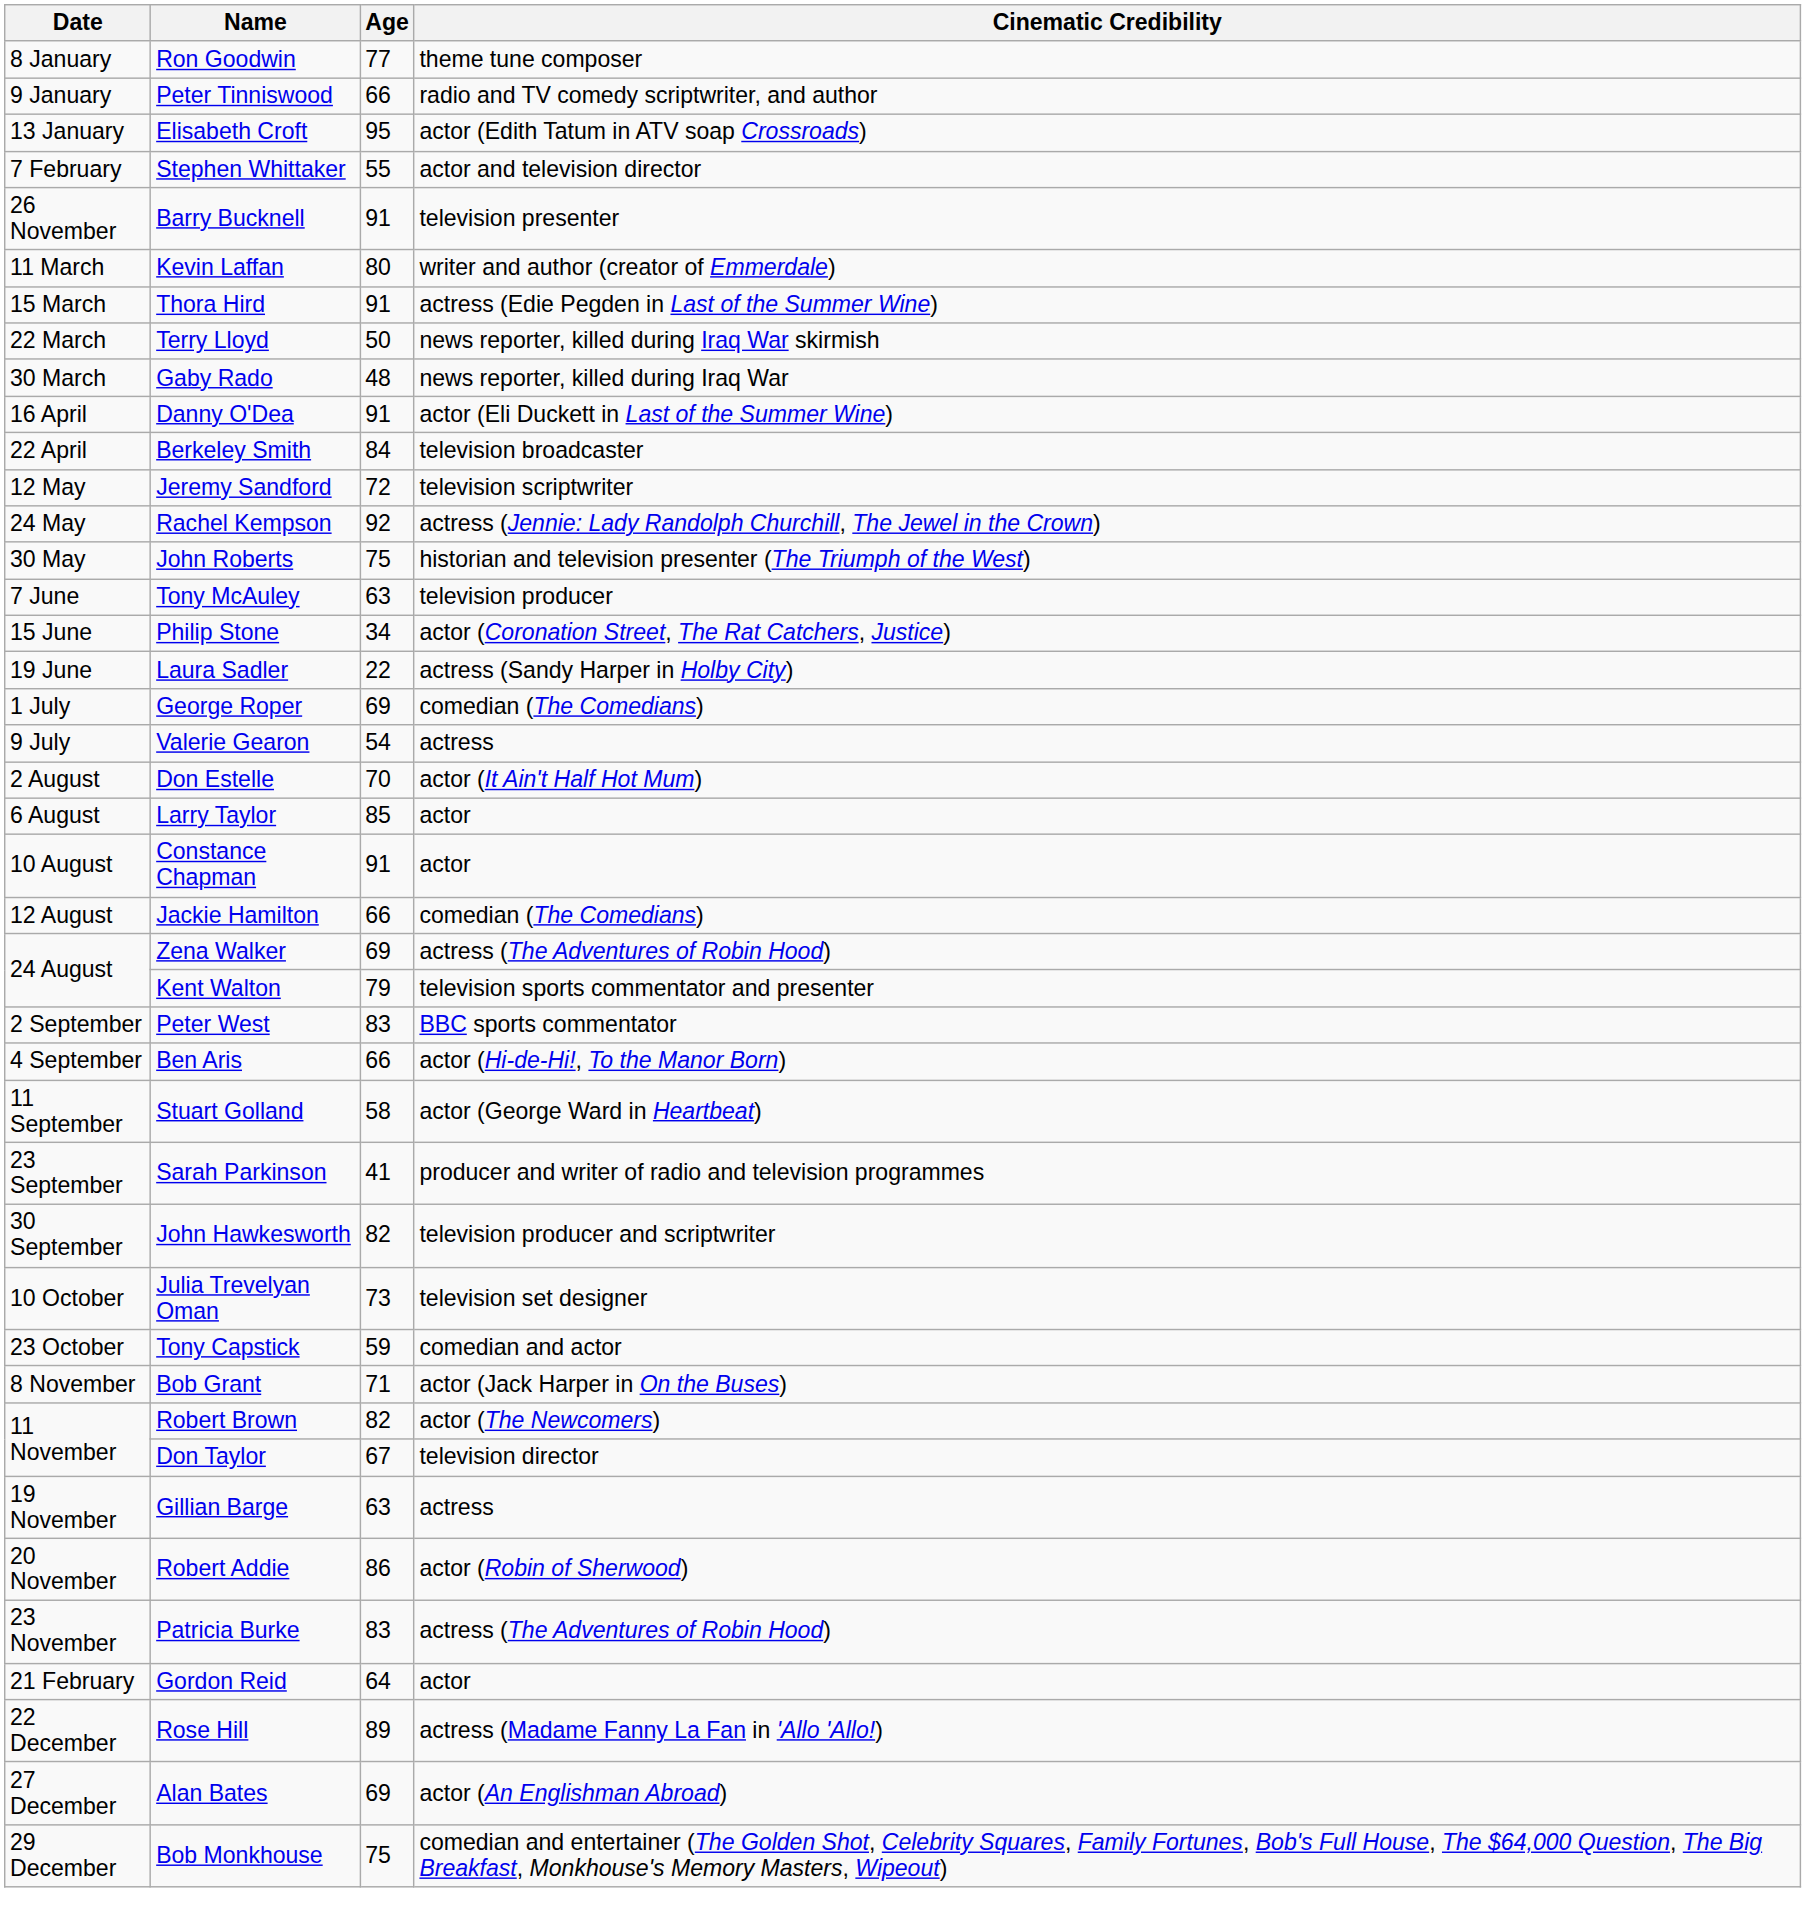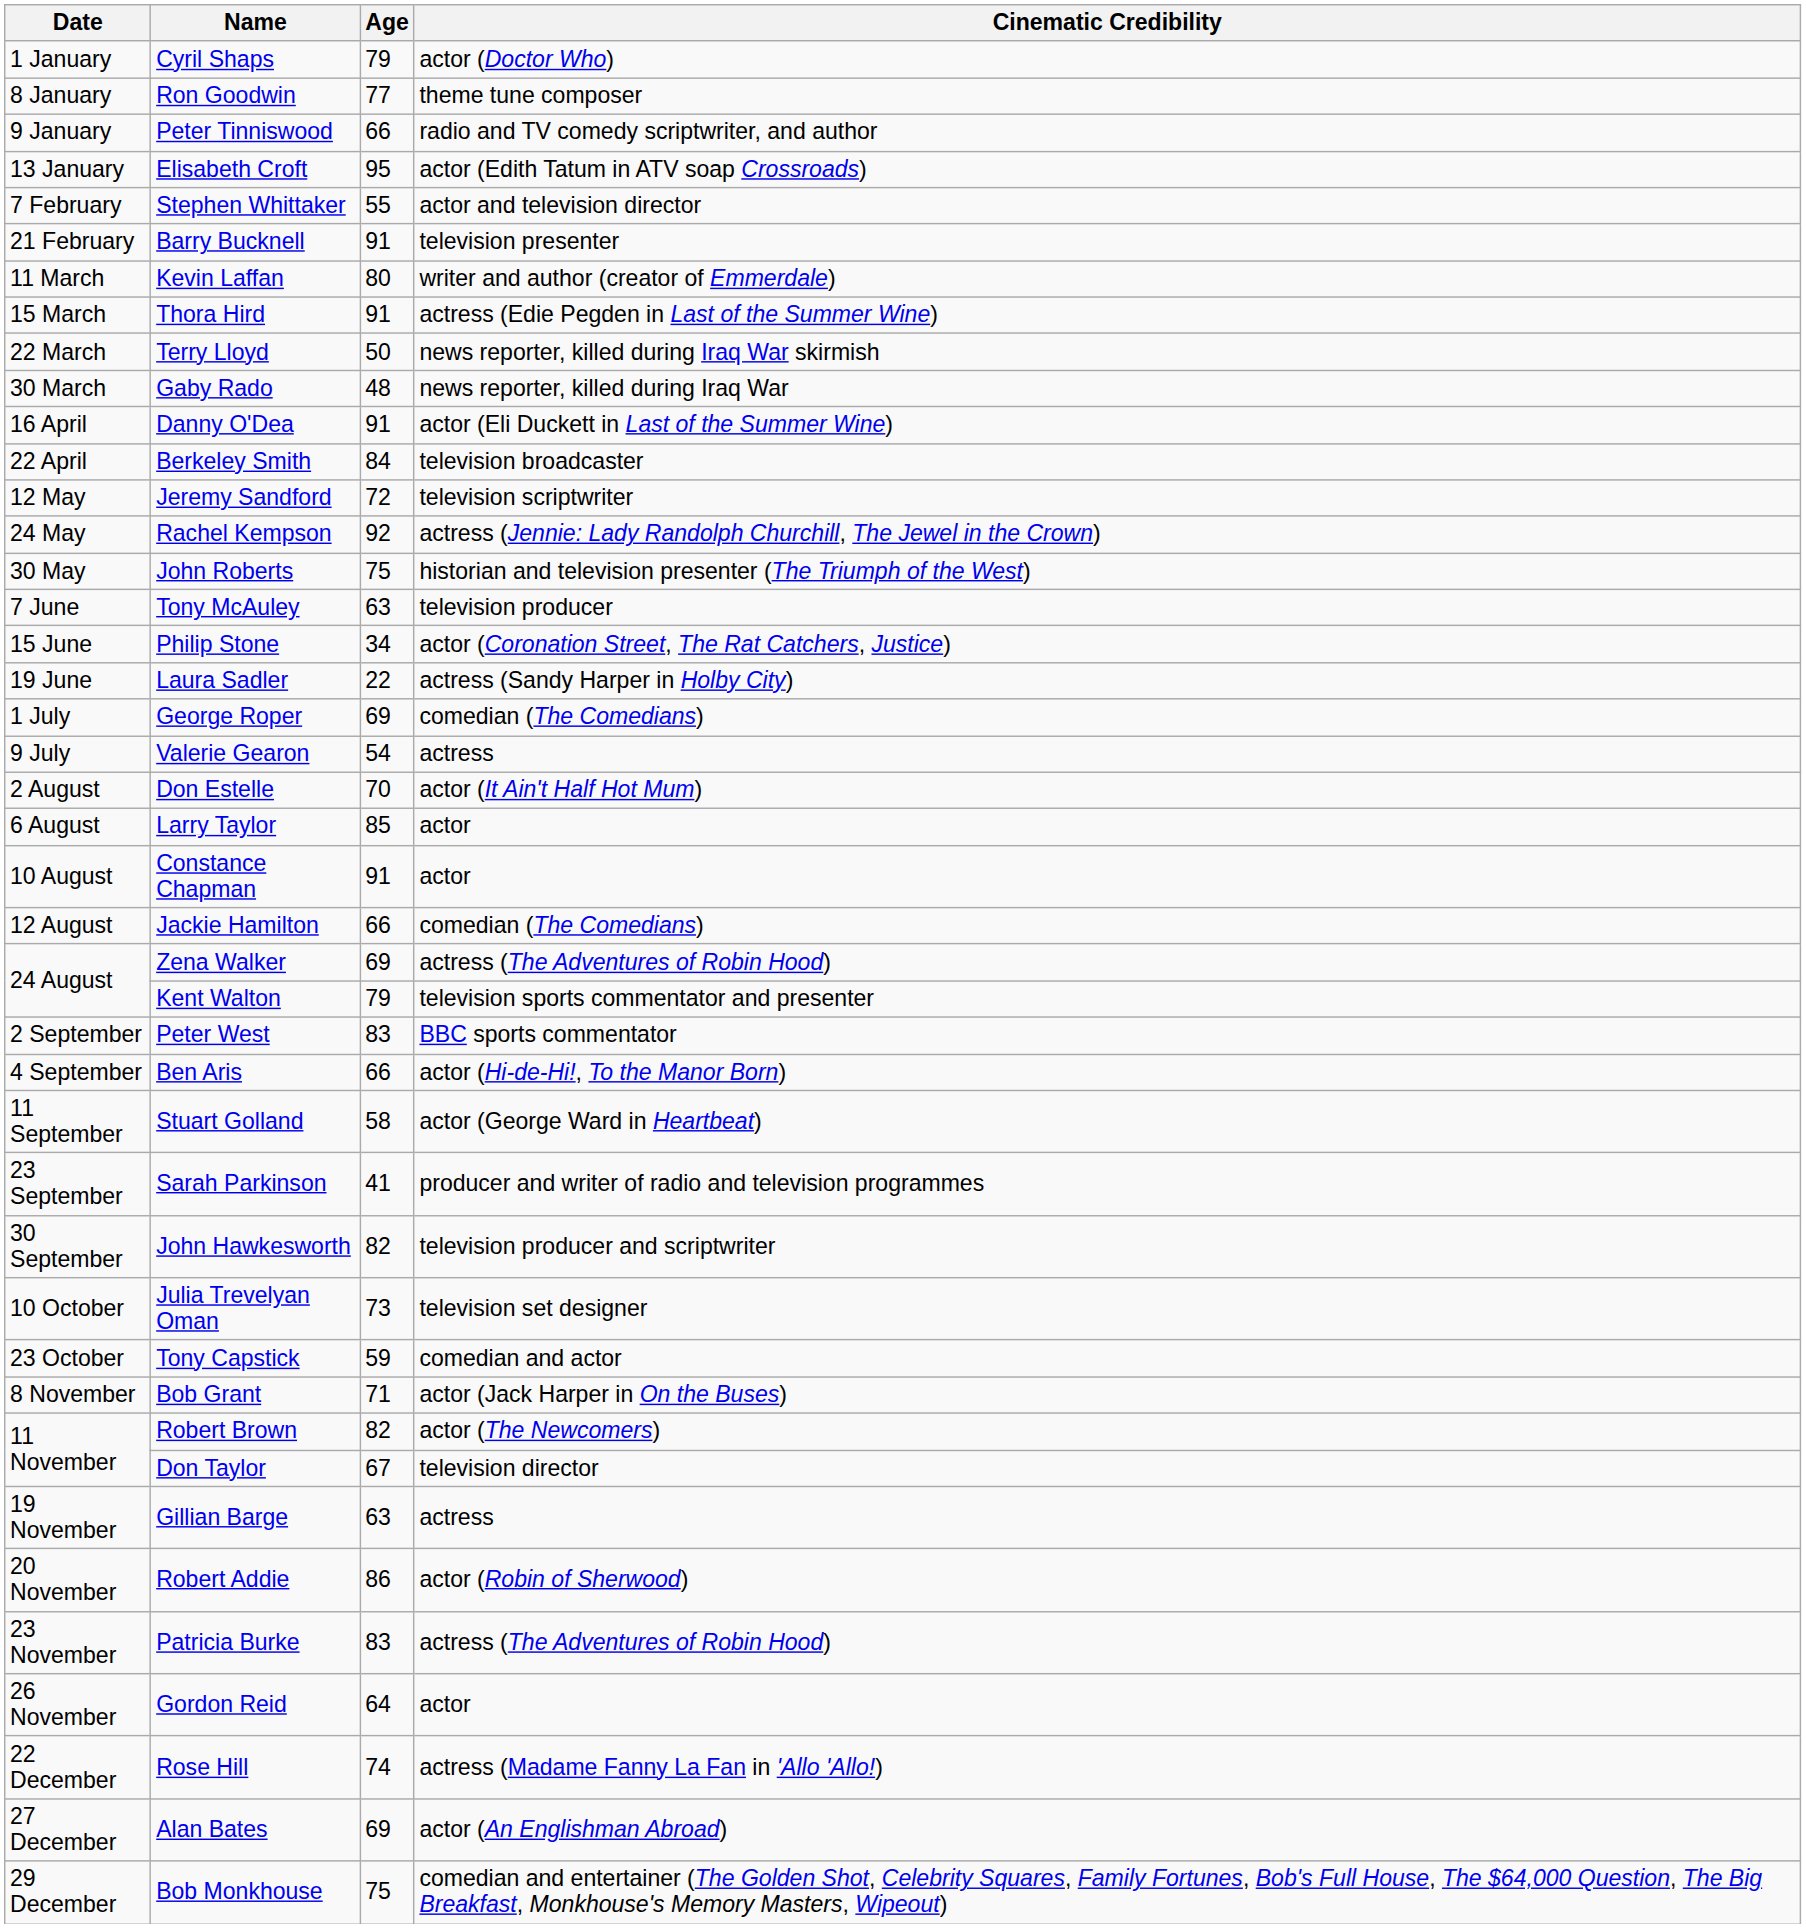+ row: (215, 59)
(63, 218) 26 November -> (72, 242) 21 February
(72, 1681) 21 February -> (63, 1704) 26 November
(378, 1730) 89 -> (378, 1767) 74
